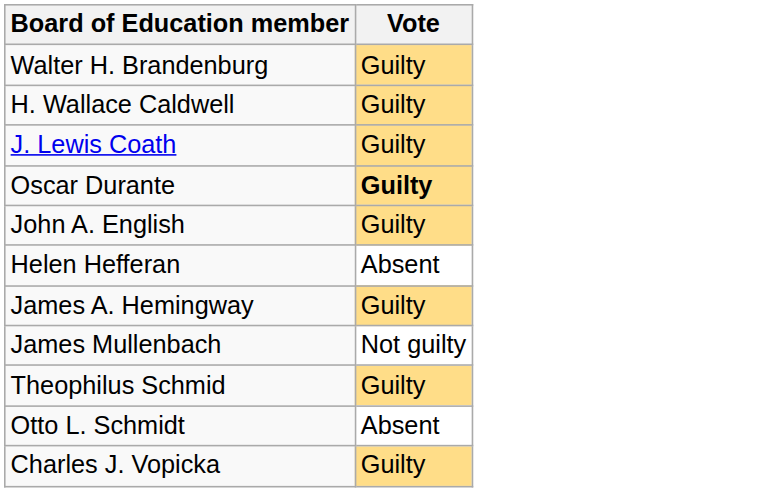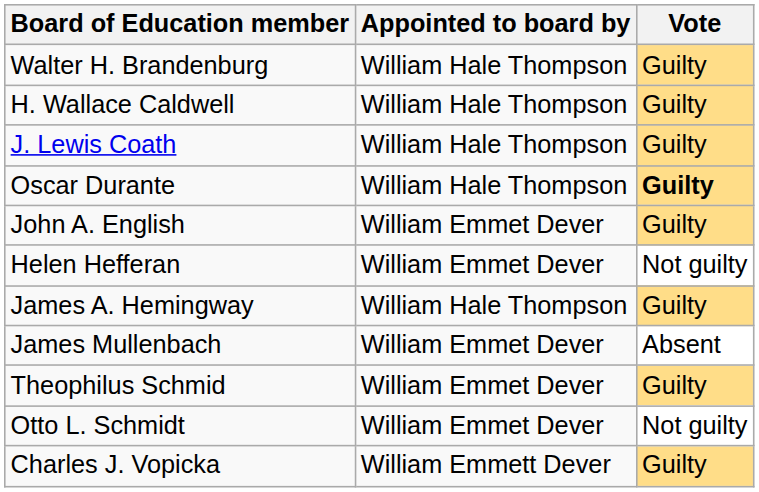+ column: (496, 24)
(400, 265) Absent -> (695, 265) Not guilty
(413, 345) Not guilty -> (681, 345) Absent
(400, 425) Absent -> (695, 425) Not guilty
